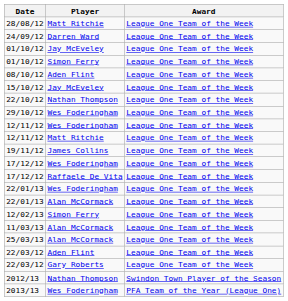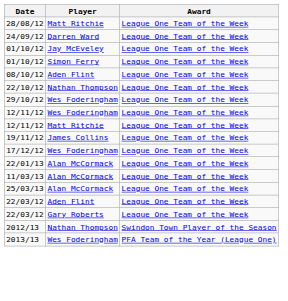- row: (25, 87)
- row: (25, 176)
- row: (25, 189)
- row: (25, 214)
